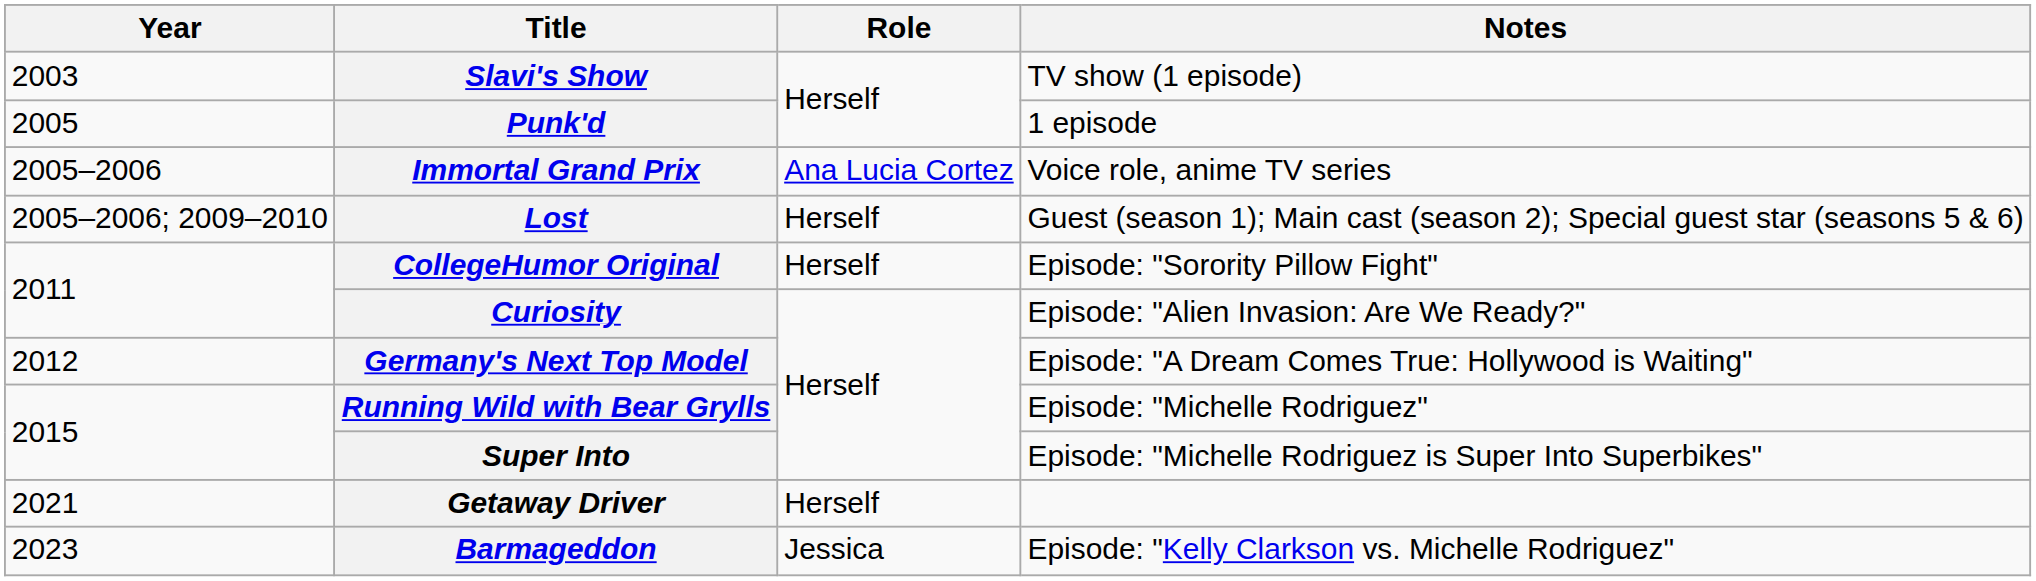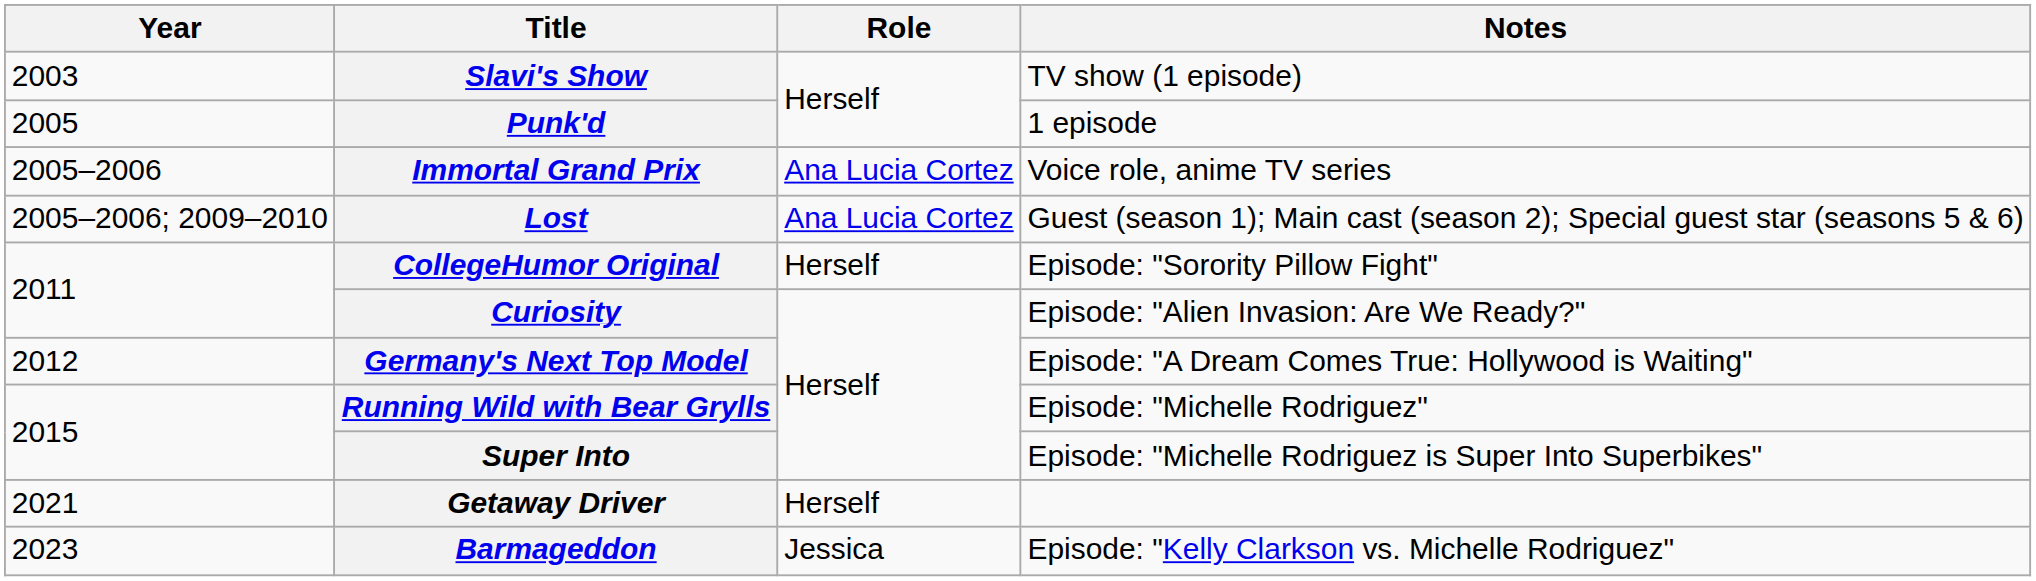(832, 218) Herself -> (899, 218) Ana Lucia Cortez
